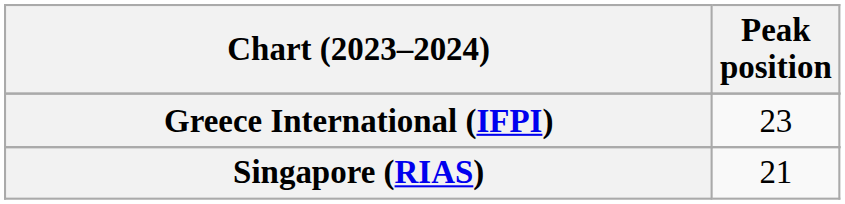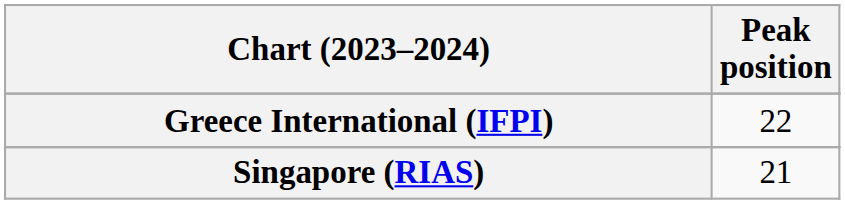(776, 119) 23 -> (776, 119) 22
